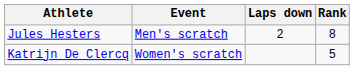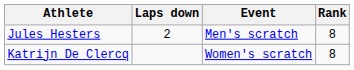columns swapped: (188, 14) <-> (280, 14)
(332, 54) 5 -> (332, 54) 8
